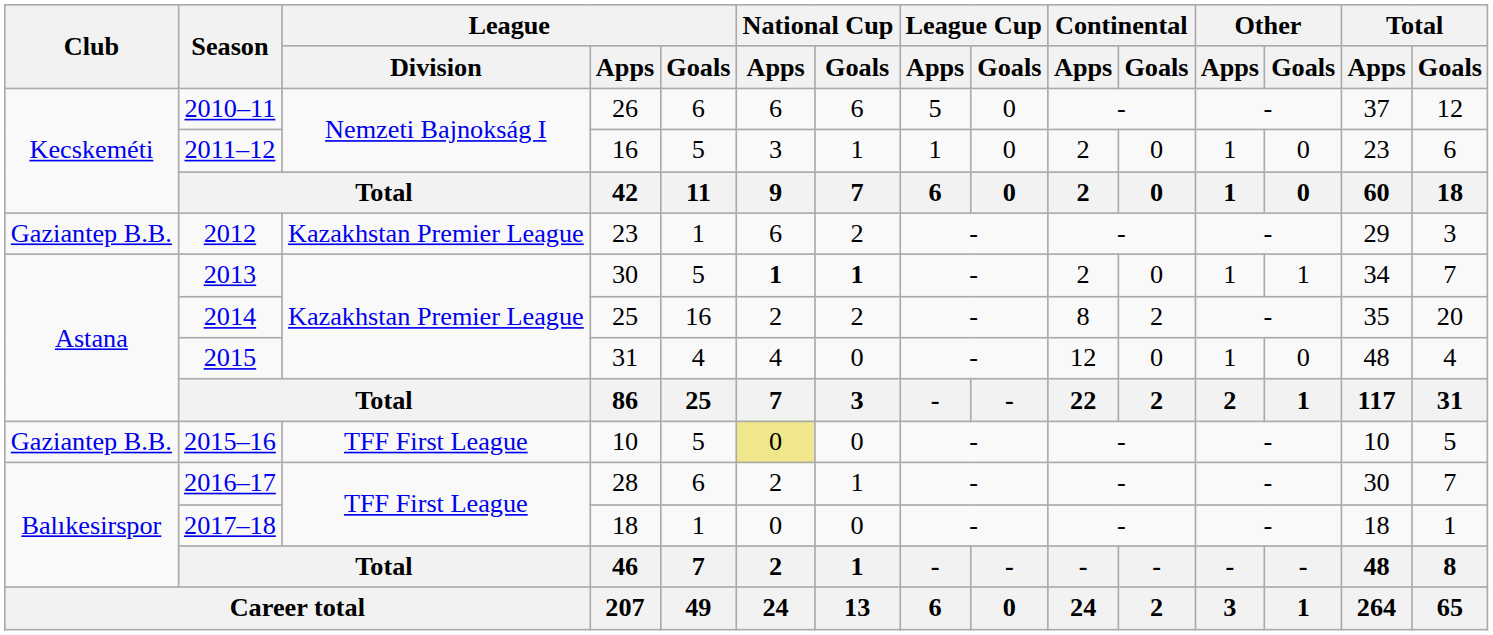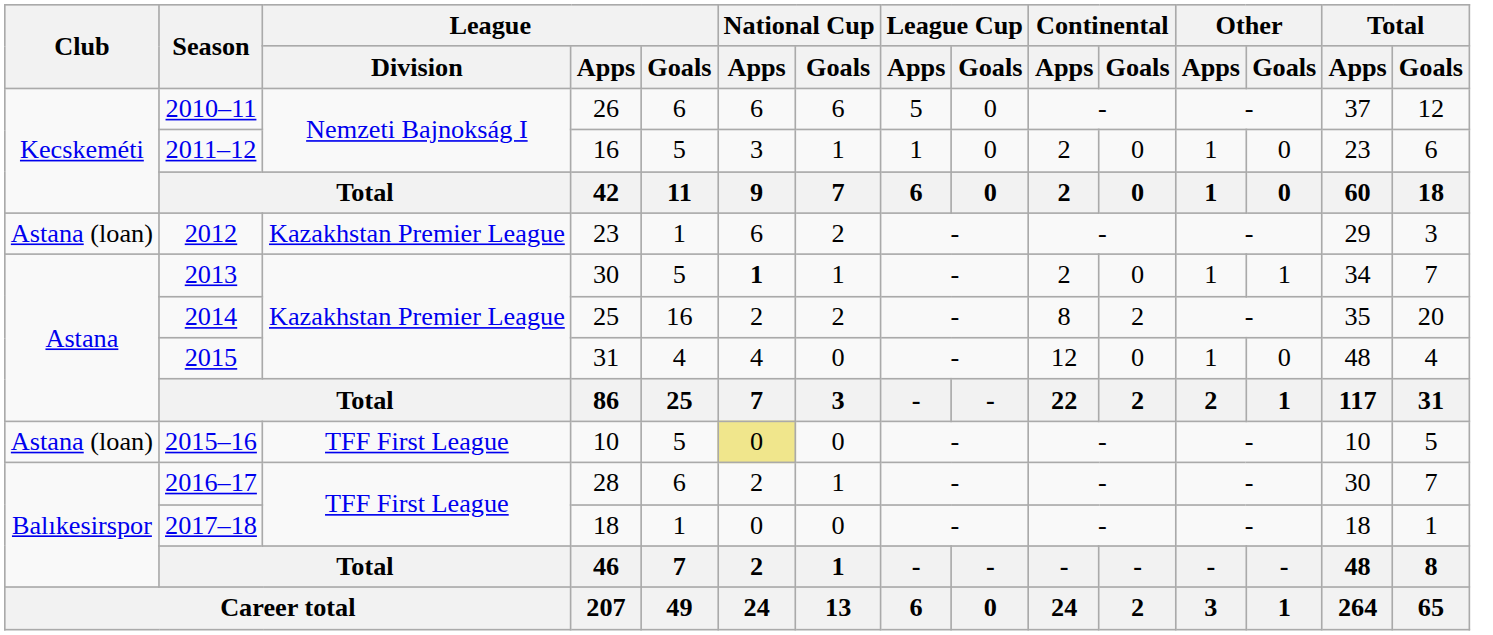(91, 233) Gaziantep B.B. -> (82, 233) Astana (loan)
(857, 274) bold -> (838, 274) normal
(91, 441) Gaziantep B.B. -> (82, 441) Astana (loan)
